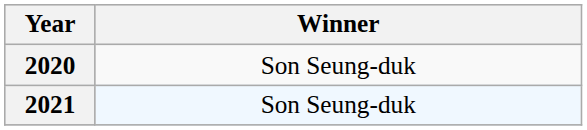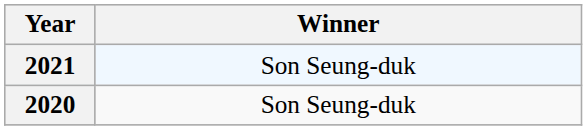rows swapped: (50, 64) <-> (50, 104)
